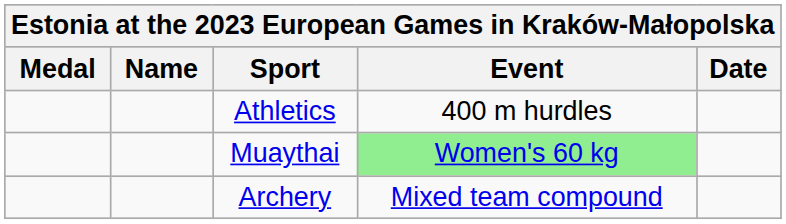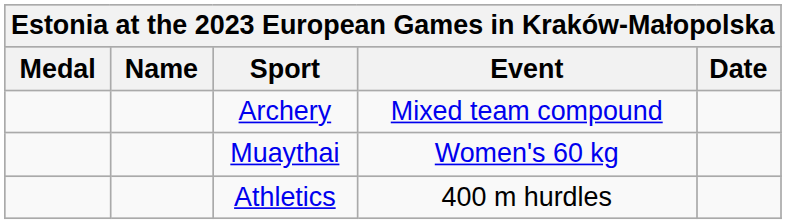rows swapped: (285, 196) <-> (285, 111)
(527, 153) lightgreen background -> (527, 153) no background
